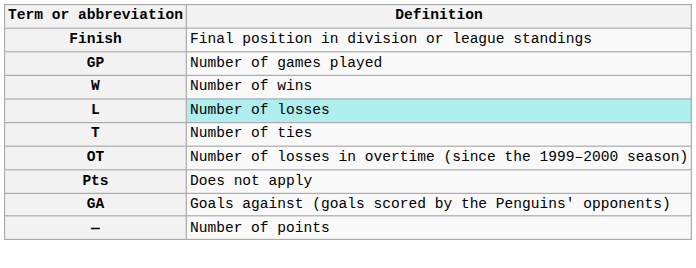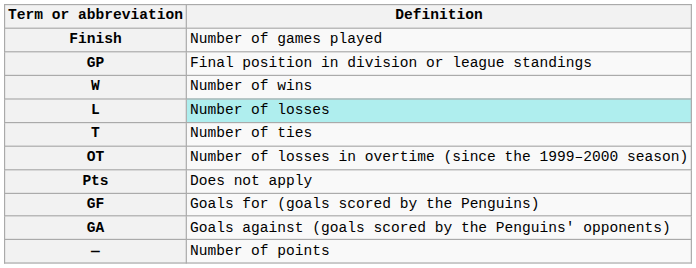(391, 40) Final position in division or league standings -> (286, 40) Number of games played
(286, 64) Number of games played -> (391, 64) Final position in division or league standings
+ row: (95, 205)
